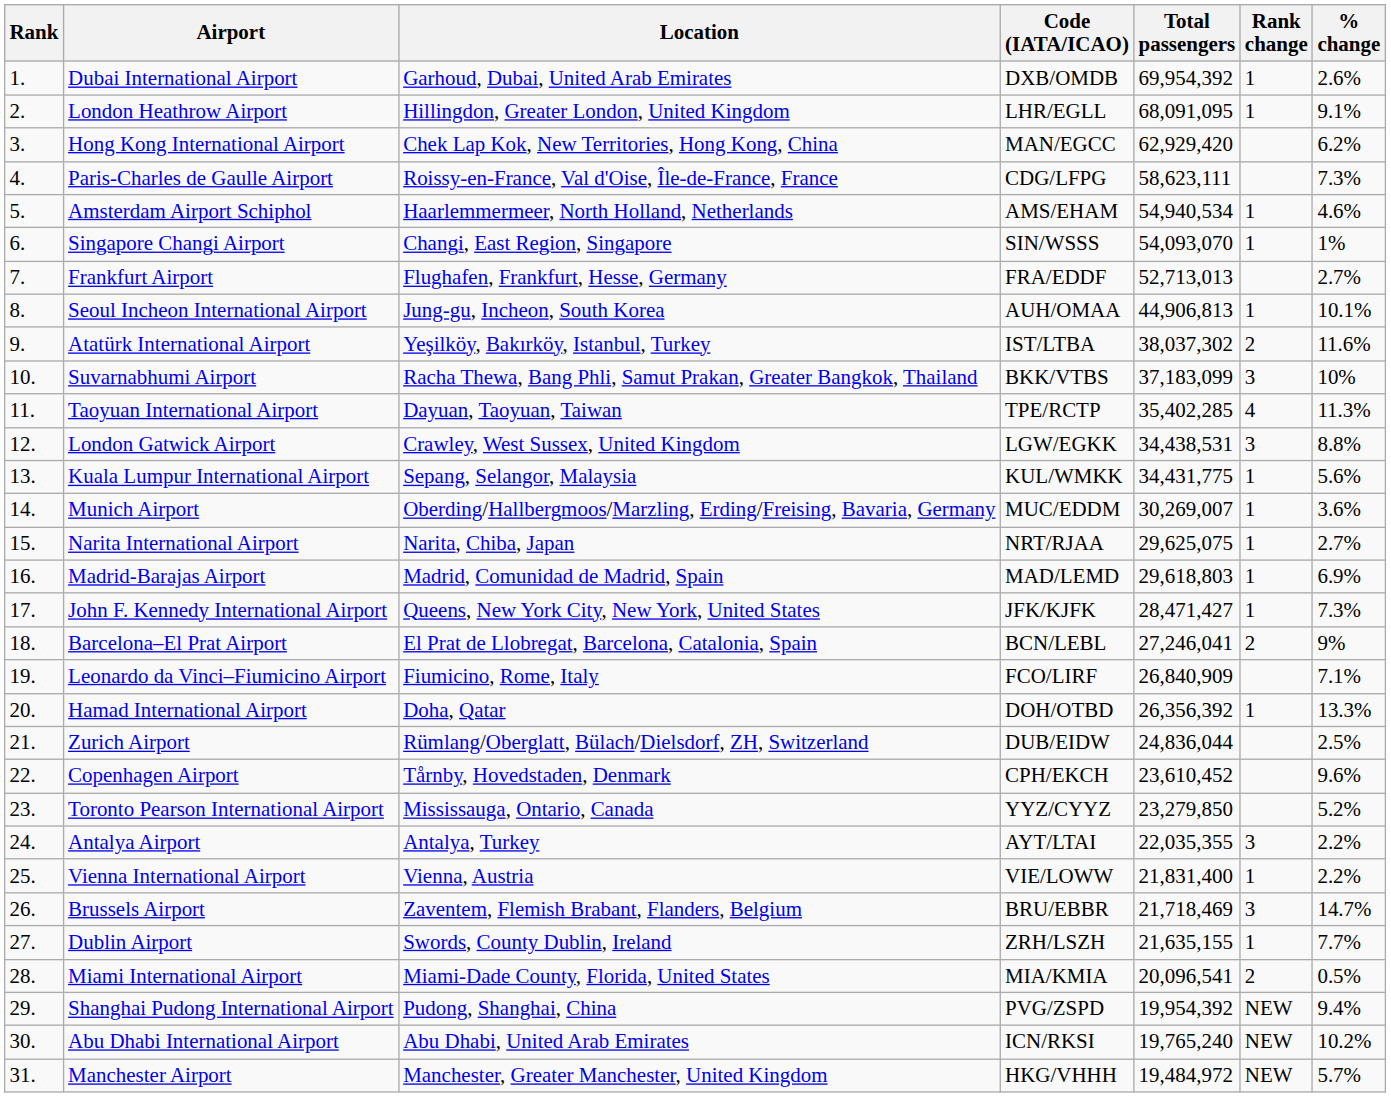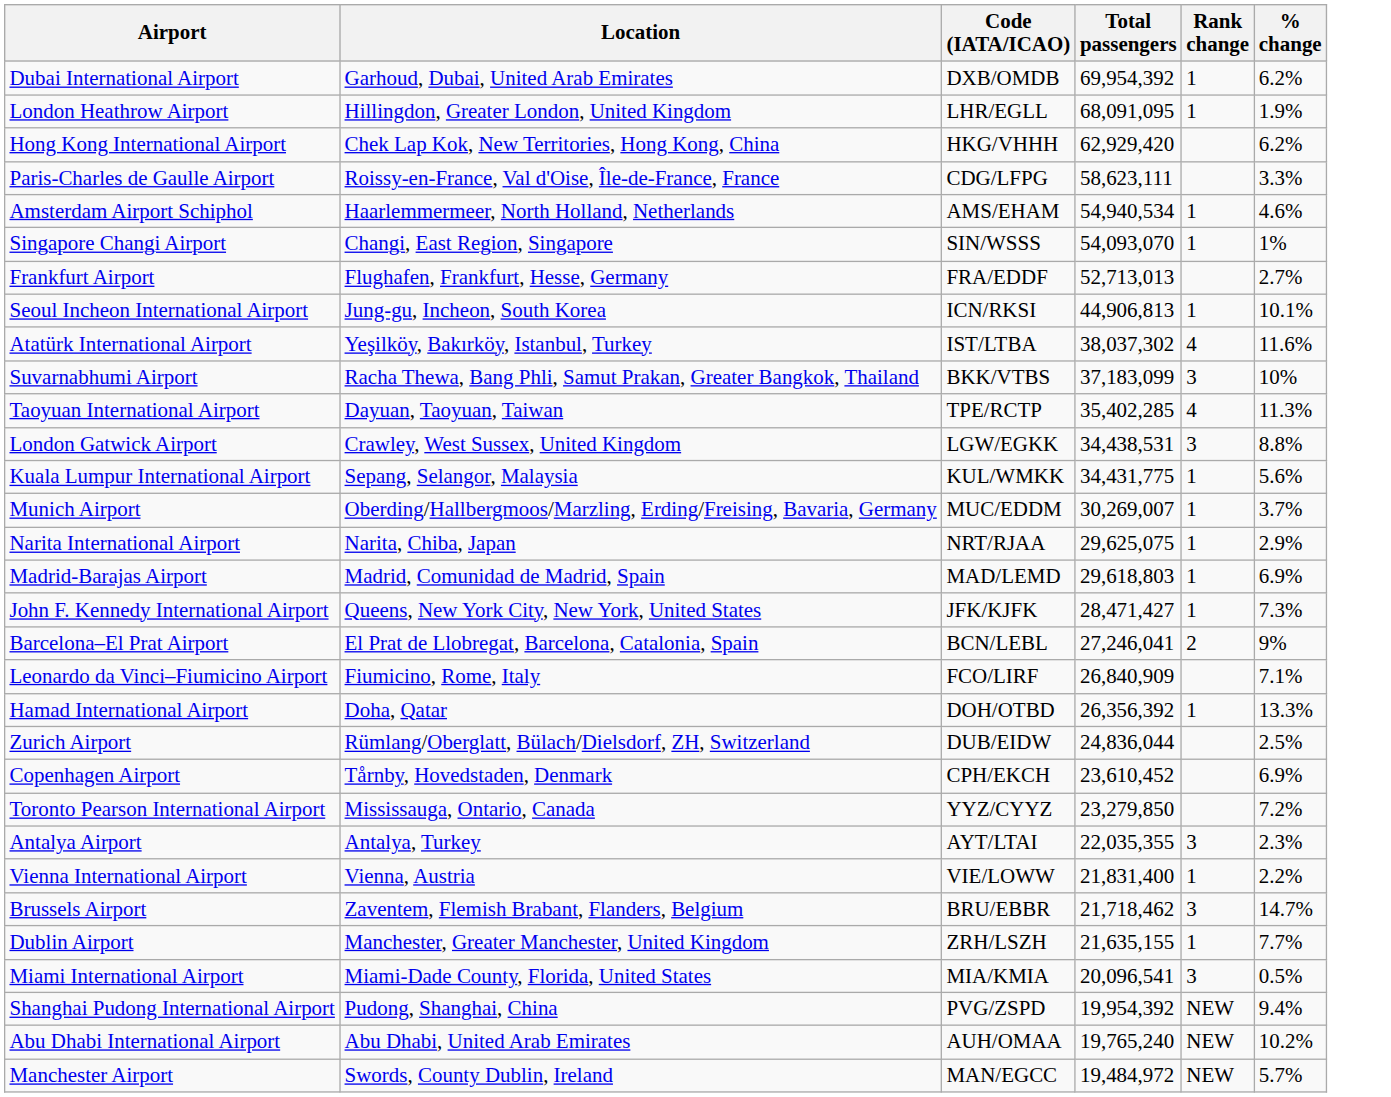- column: (34, 32)
(1339, 77) 2.6% -> (1281, 77) 6.2%
(1339, 111) 9.1% -> (1281, 111) 1.9%
(1060, 144) MAN/EGCC -> (1002, 144) HKG/VHHH
(1339, 177) 7.3% -> (1281, 177) 3.3%
(1063, 310) AUH/OMAA -> (991, 310) ICN/RKSI
(1250, 343) 2 -> (1191, 343) 4
(1339, 510) 3.6% -> (1281, 510) 3.7%
(1339, 543) 2.7% -> (1281, 543) 2.9%
(1339, 776) 9.6% -> (1281, 776) 6.9%
(1339, 809) 5.2% -> (1281, 809) 7.2%
(1339, 842) 2.2% -> (1281, 842) 2.3%
(1186, 908) 21,718,469 -> (1127, 908) 21,718,462
(537, 942) Swords, County Dublin, Ireland -> (557, 942) Manchester, Greater Manchester, United Kingdom
(1250, 975) 2 -> (1191, 975) 3
(1050, 1041) ICN/RKSI -> (1004, 1041) AUH/OMAA
(615, 1075) Manchester, Greater Manchester, United Kingdom -> (479, 1075) Swords, County Dublin, Ireland
(1061, 1075) HKG/VHHH -> (1002, 1075) MAN/EGCC
